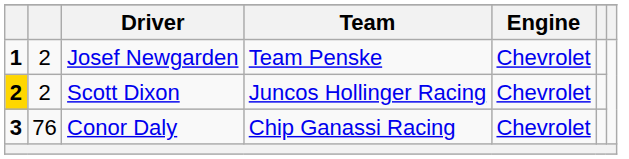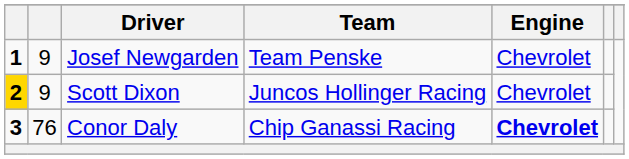(45, 57) 2 -> (45, 57) 9
(45, 92) 2 -> (45, 92) 9
(544, 127) normal -> (547, 127) bold
